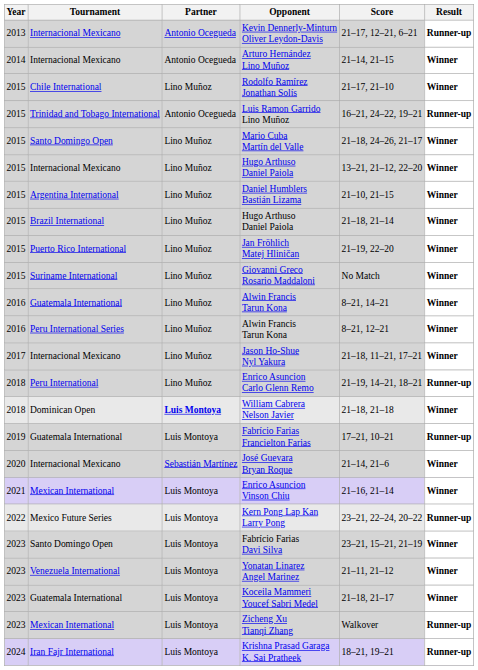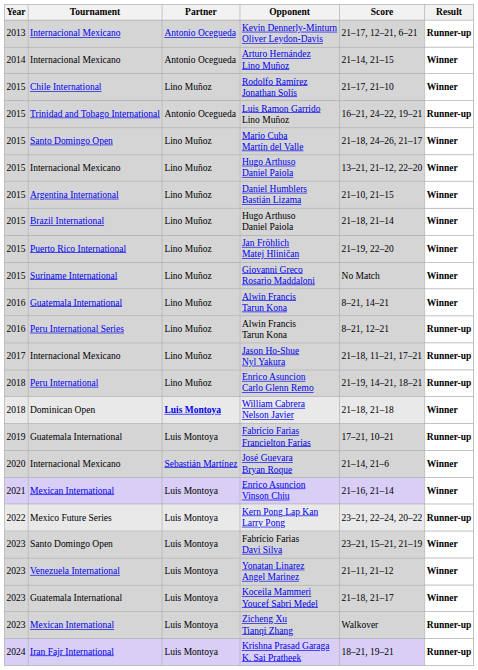(442, 329) Winner -> (449, 329) Runner-up
(442, 356) Winner -> (449, 356) Runner-up
